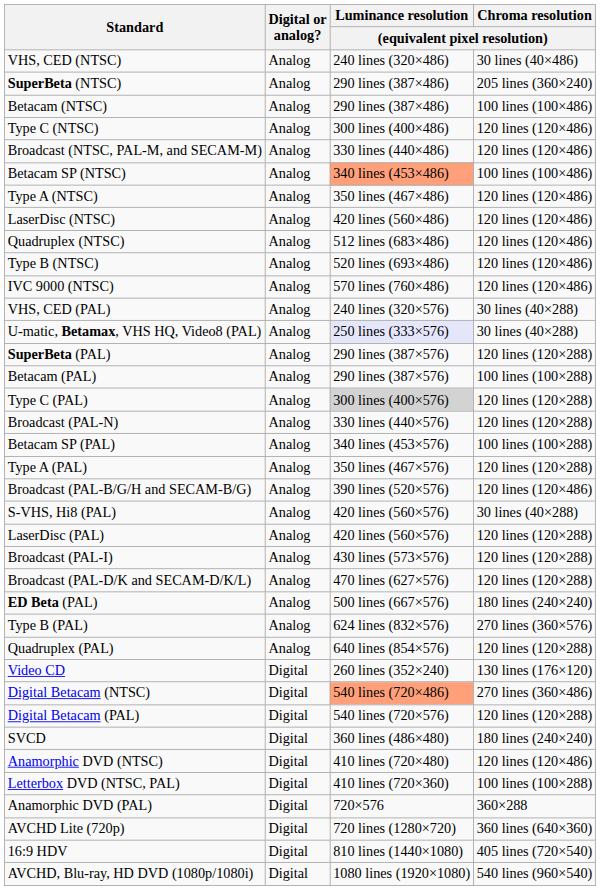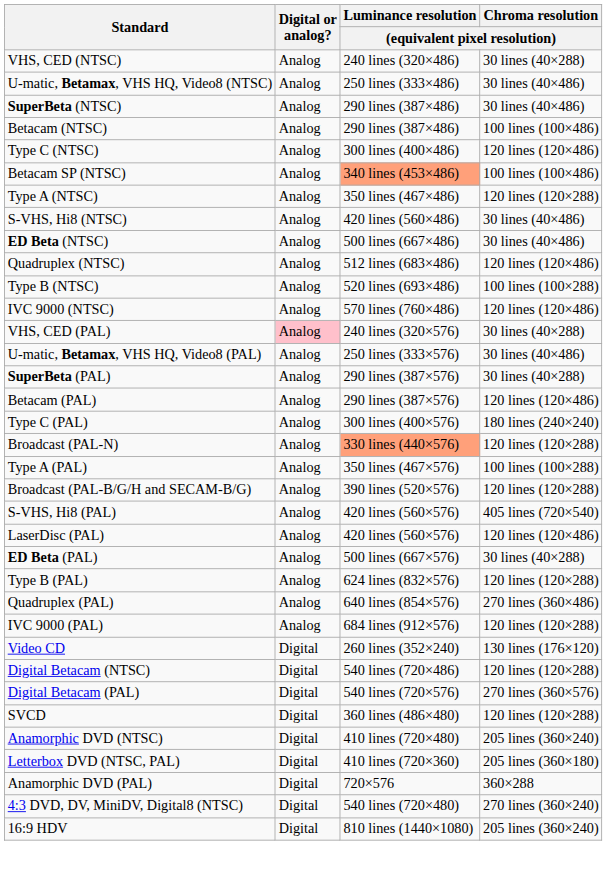(527, 60) 30 lines (40×486) -> (534, 60) 30 lines (40×288)
+ row: (140, 83)
(535, 83) 205 lines (360×240) -> (534, 106) 30 lines (40×486)
- row: (135, 151)
(535, 196) 120 lines (120×486) -> (541, 196) 120 lines (120×288)
+ row: (67, 219)
- row: (61, 219)
+ row: (58, 241)
(535, 264) 120 lines (120×486) -> (541, 286) 100 lines (100×288)
(289, 309) no background -> (300, 331) pink background
(391, 331) lavender background -> (401, 354) no background
(527, 331) 30 lines (40×288) -> (534, 354) 30 lines (40×486)
(535, 354) 120 lines (120×288) -> (534, 377) 30 lines (40×288)
(535, 377) 100 lines (100×288) -> (541, 399) 120 lines (120×486)
(391, 399) lightgrey background -> (401, 422) no background
(535, 399) 120 lines (120×288) -> (541, 422) 180 lines (240×240)
(391, 422) no background -> (401, 444) lightsalmon background
- row: (61, 444)
(535, 467) 120 lines (120×288) -> (541, 467) 100 lines (100×288)
(535, 490) 120 lines (120×486) -> (541, 490) 120 lines (120×288)
(527, 512) 30 lines (40×288) -> (541, 512) 405 lines (720×540)
(535, 535) 120 lines (120×288) -> (541, 535) 120 lines (120×486)
- row: (60, 557)
- row: (129, 580)
(535, 602) 180 lines (240×240) -> (534, 557) 30 lines (40×288)
(535, 625) 270 lines (360×576) -> (541, 580) 120 lines (120×288)
(535, 648) 120 lines (120×288) -> (541, 602) 270 lines (360×486)
+ row: (55, 625)
(391, 693) lightsalmon background -> (401, 670) no background
(535, 693) 270 lines (360×486) -> (541, 670) 120 lines (120×288)
(535, 715) 120 lines (120×288) -> (541, 693) 270 lines (360×576)
(535, 738) 180 lines (240×240) -> (541, 715) 120 lines (120×288)
(535, 761) 120 lines (120×486) -> (541, 738) 205 lines (360×240)
(535, 783) 100 lines (100×288) -> (541, 761) 205 lines (360×180)
+ row: (125, 806)
- row: (66, 828)
(535, 851) 405 lines (720×540) -> (541, 828) 205 lines (360×240)
- row: (131, 873)
